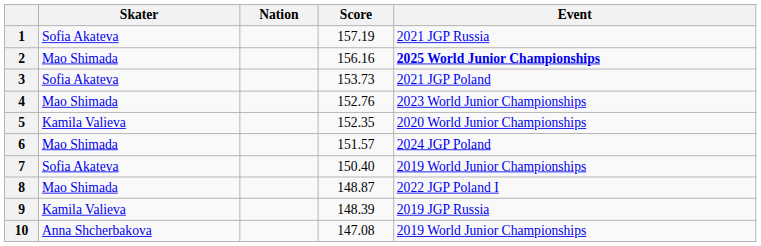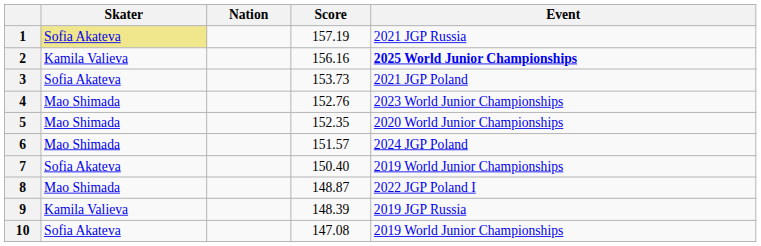(80, 36) no background -> (82, 36) khaki background
(80, 58) Mao Shimada -> (86, 58) Kamila Valieva
(84, 123) Kamila Valieva -> (82, 123) Mao Shimada
(97, 230) Anna Shcherbakova -> (82, 230) Sofia Akateva
